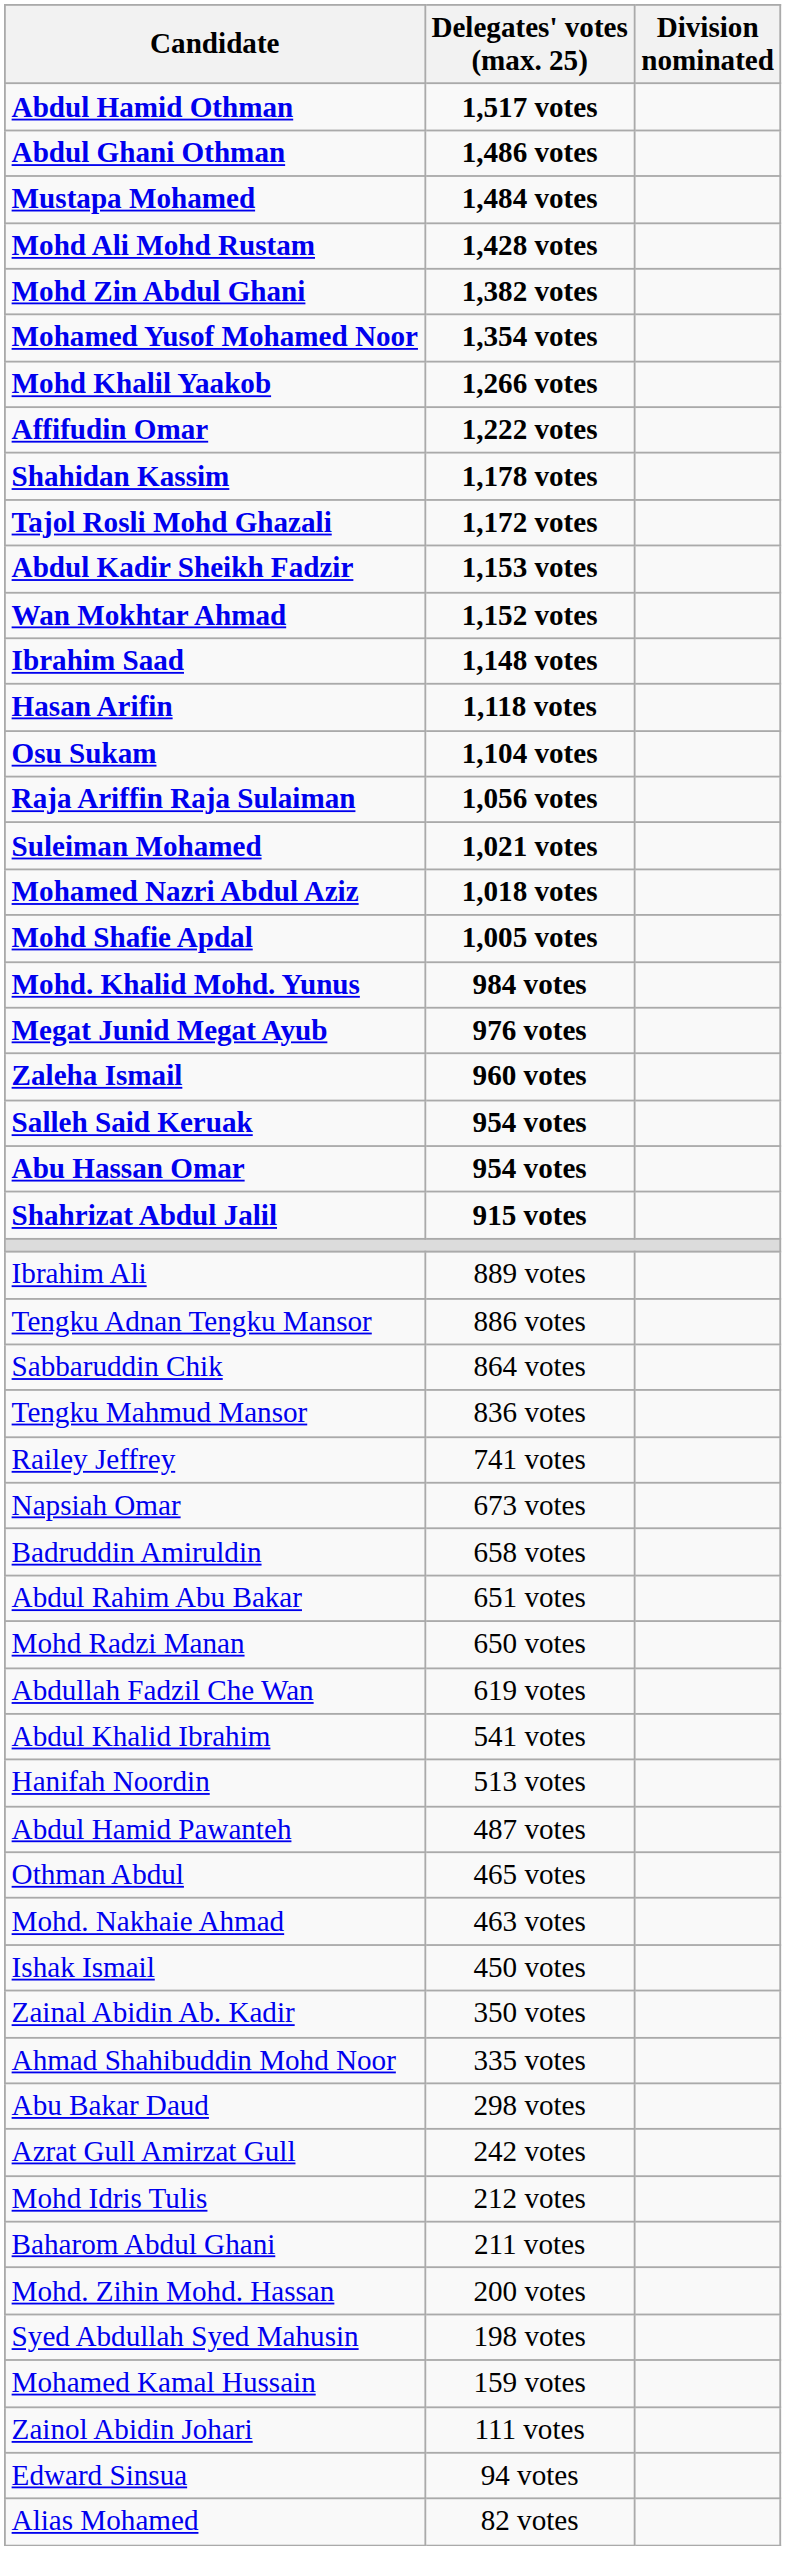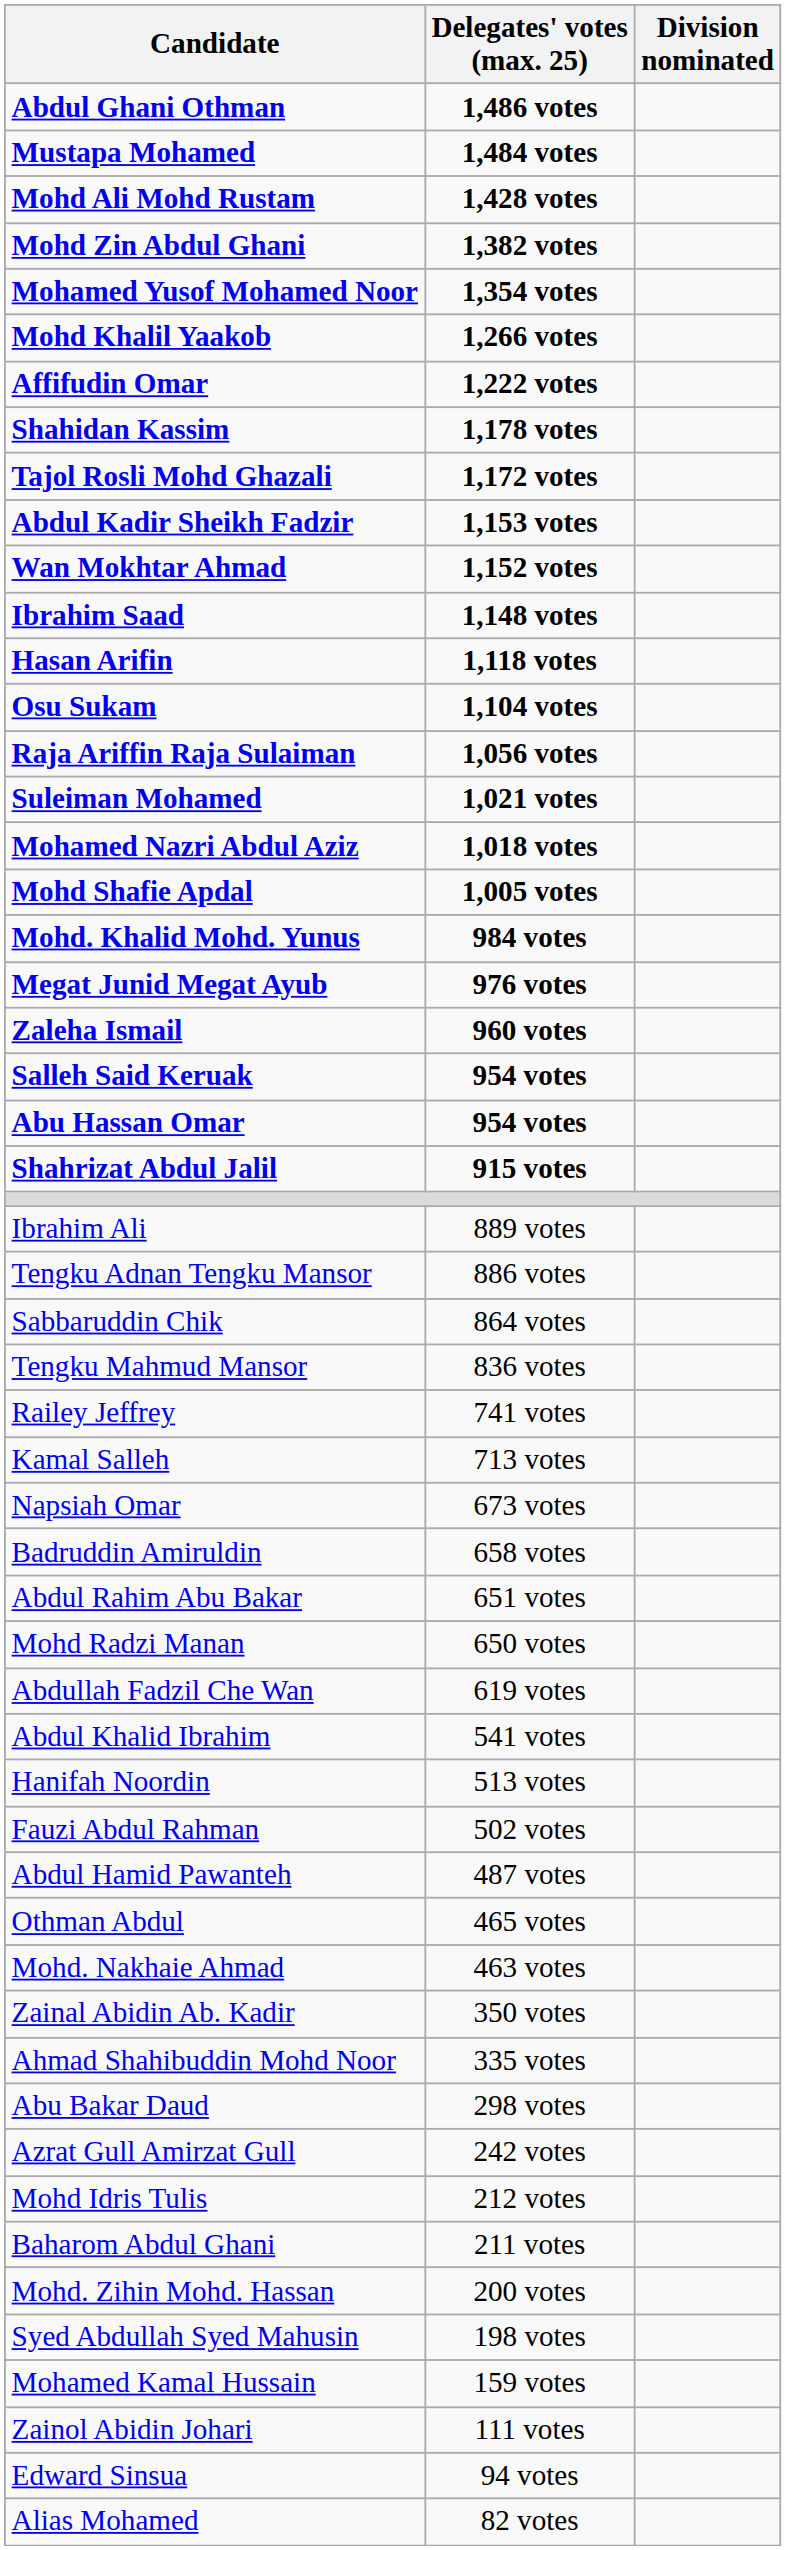- row: (152, 106)
+ row: (90, 1459)
+ row: (135, 1828)
- row: (83, 1967)
